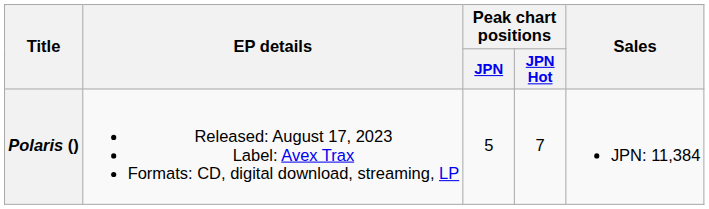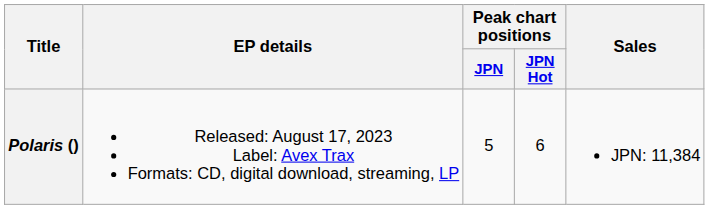(540, 146) 7 -> (540, 146) 6
